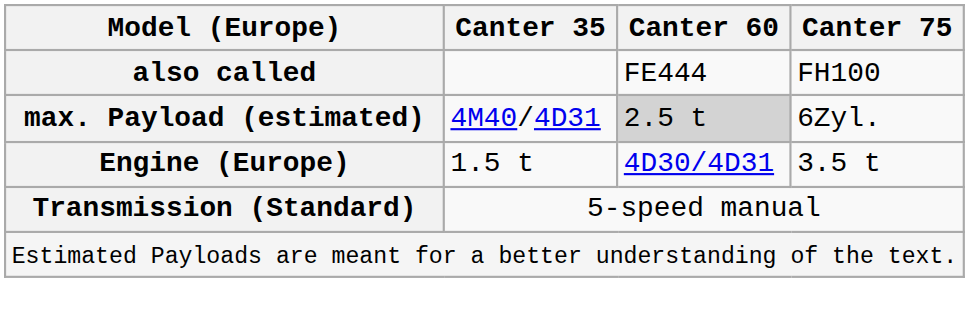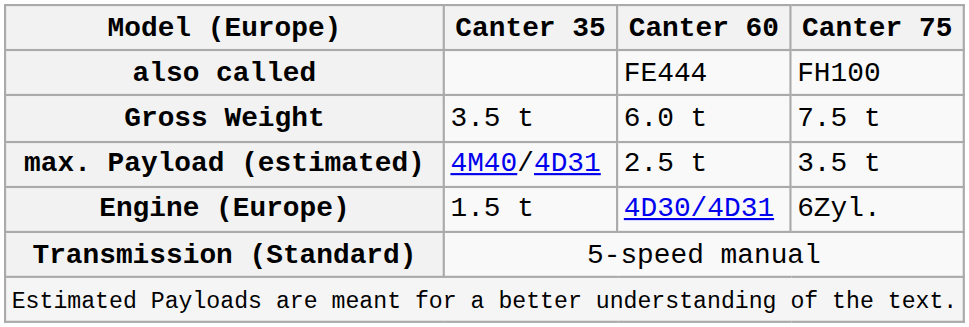+ row: (224, 118)
(666, 118) lightgrey background -> (666, 164) no background
(839, 118) 6Zyl. -> (839, 164) 3.5 t
(839, 164) 3.5 t -> (839, 209) 6Zyl.
